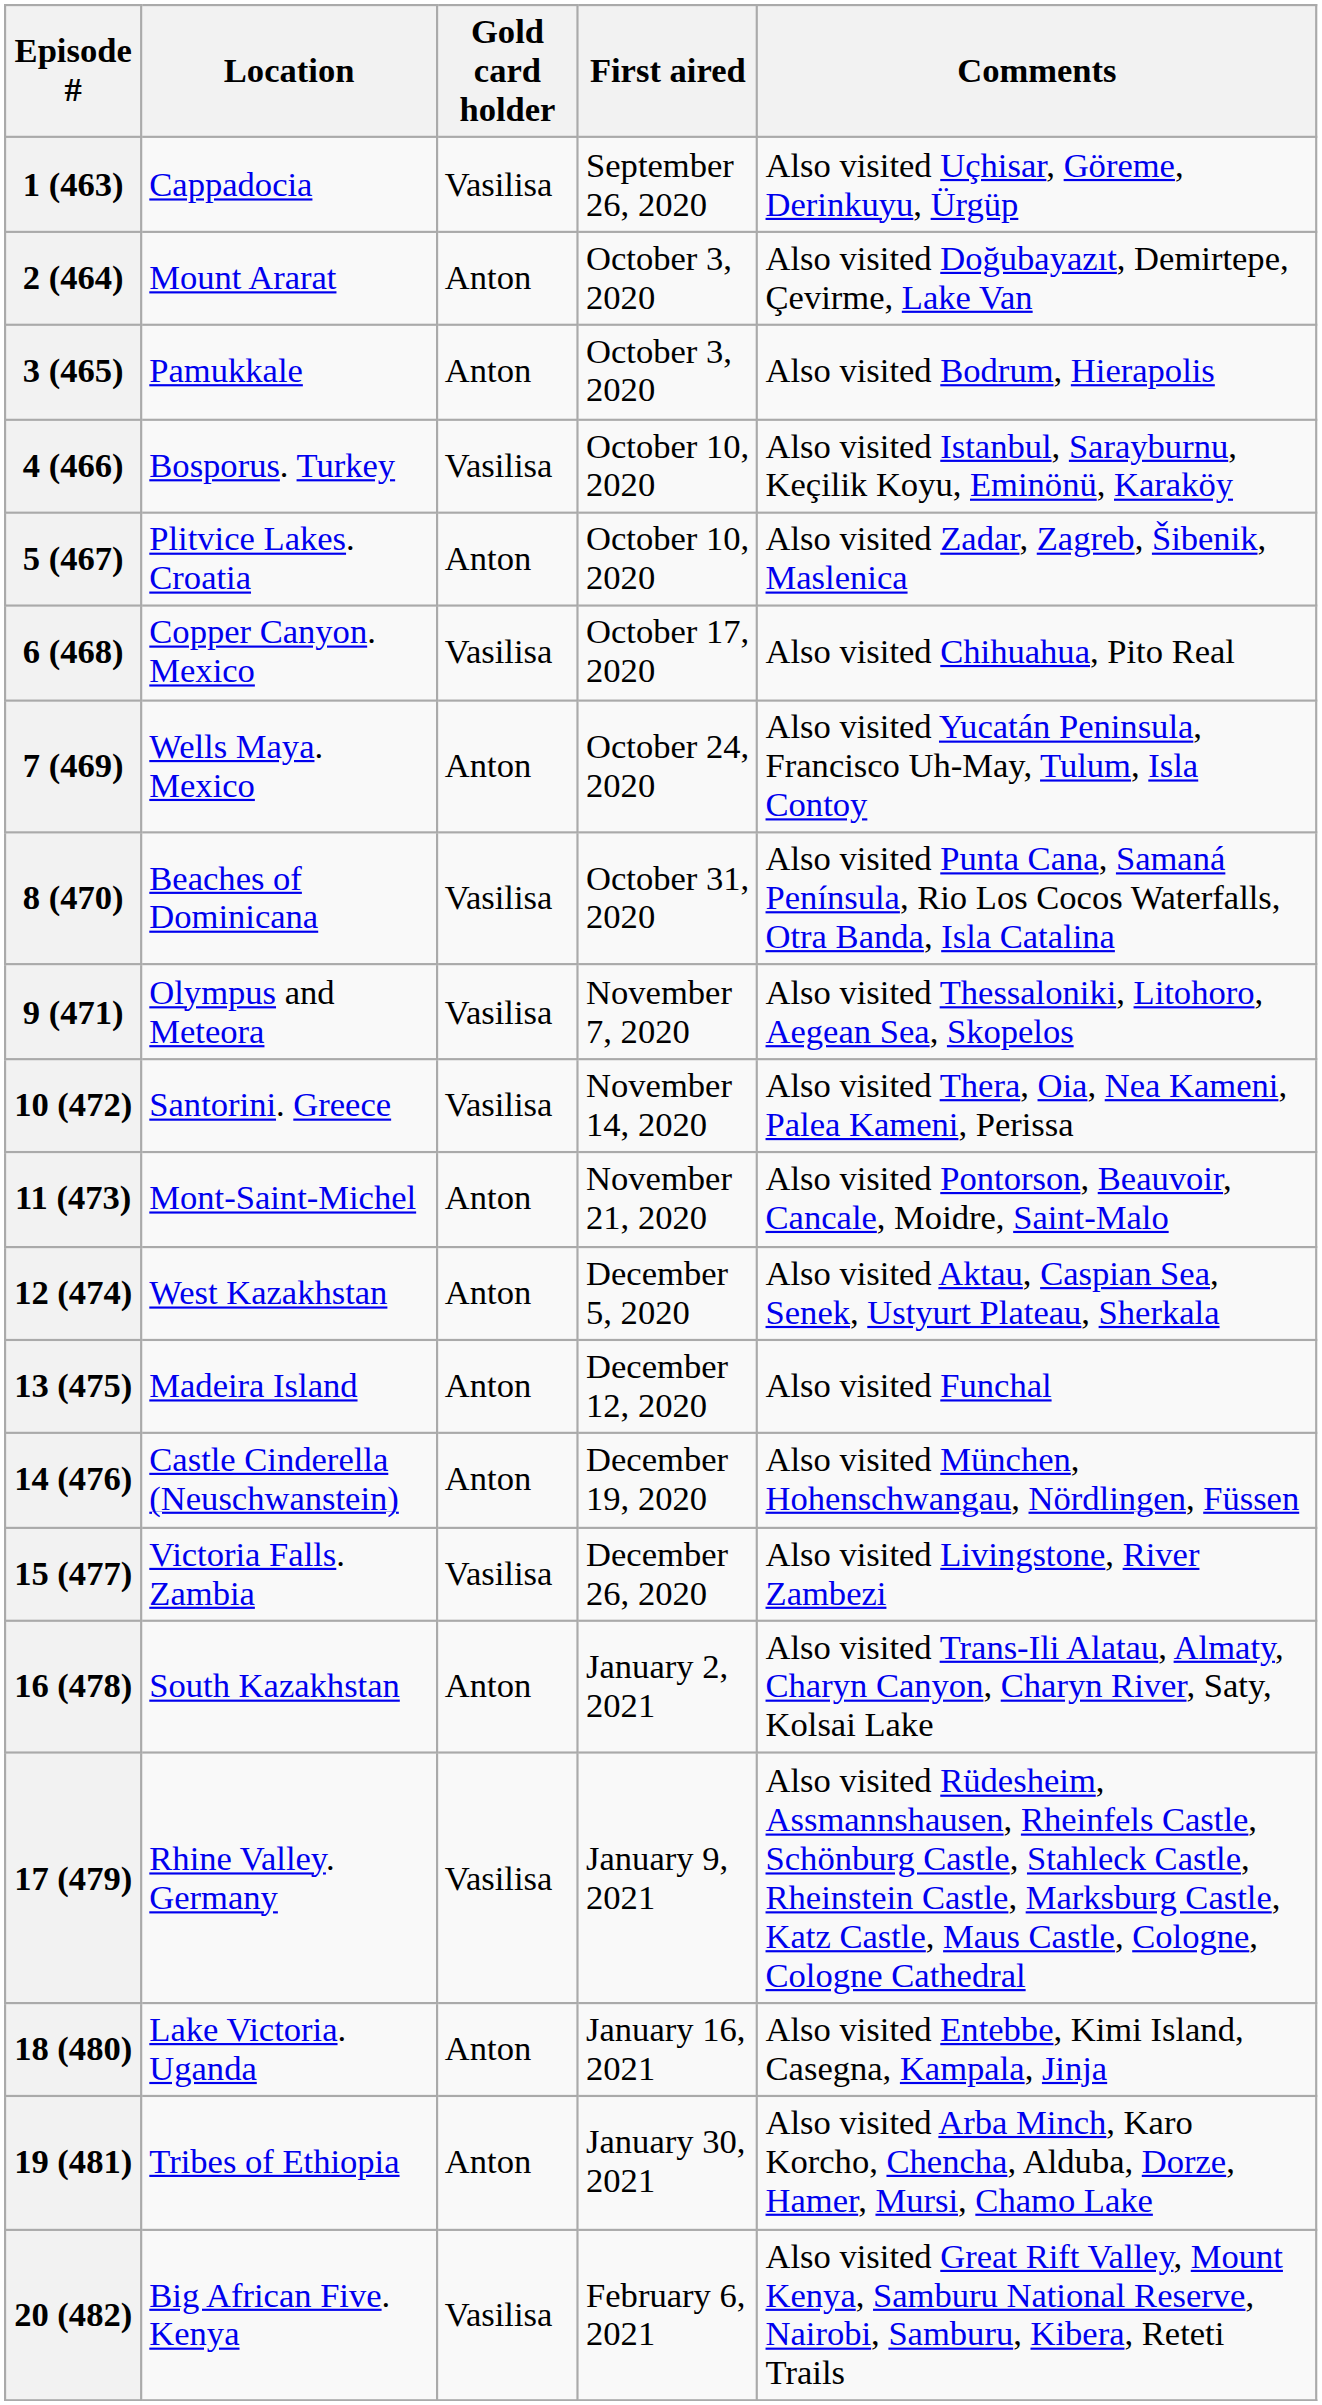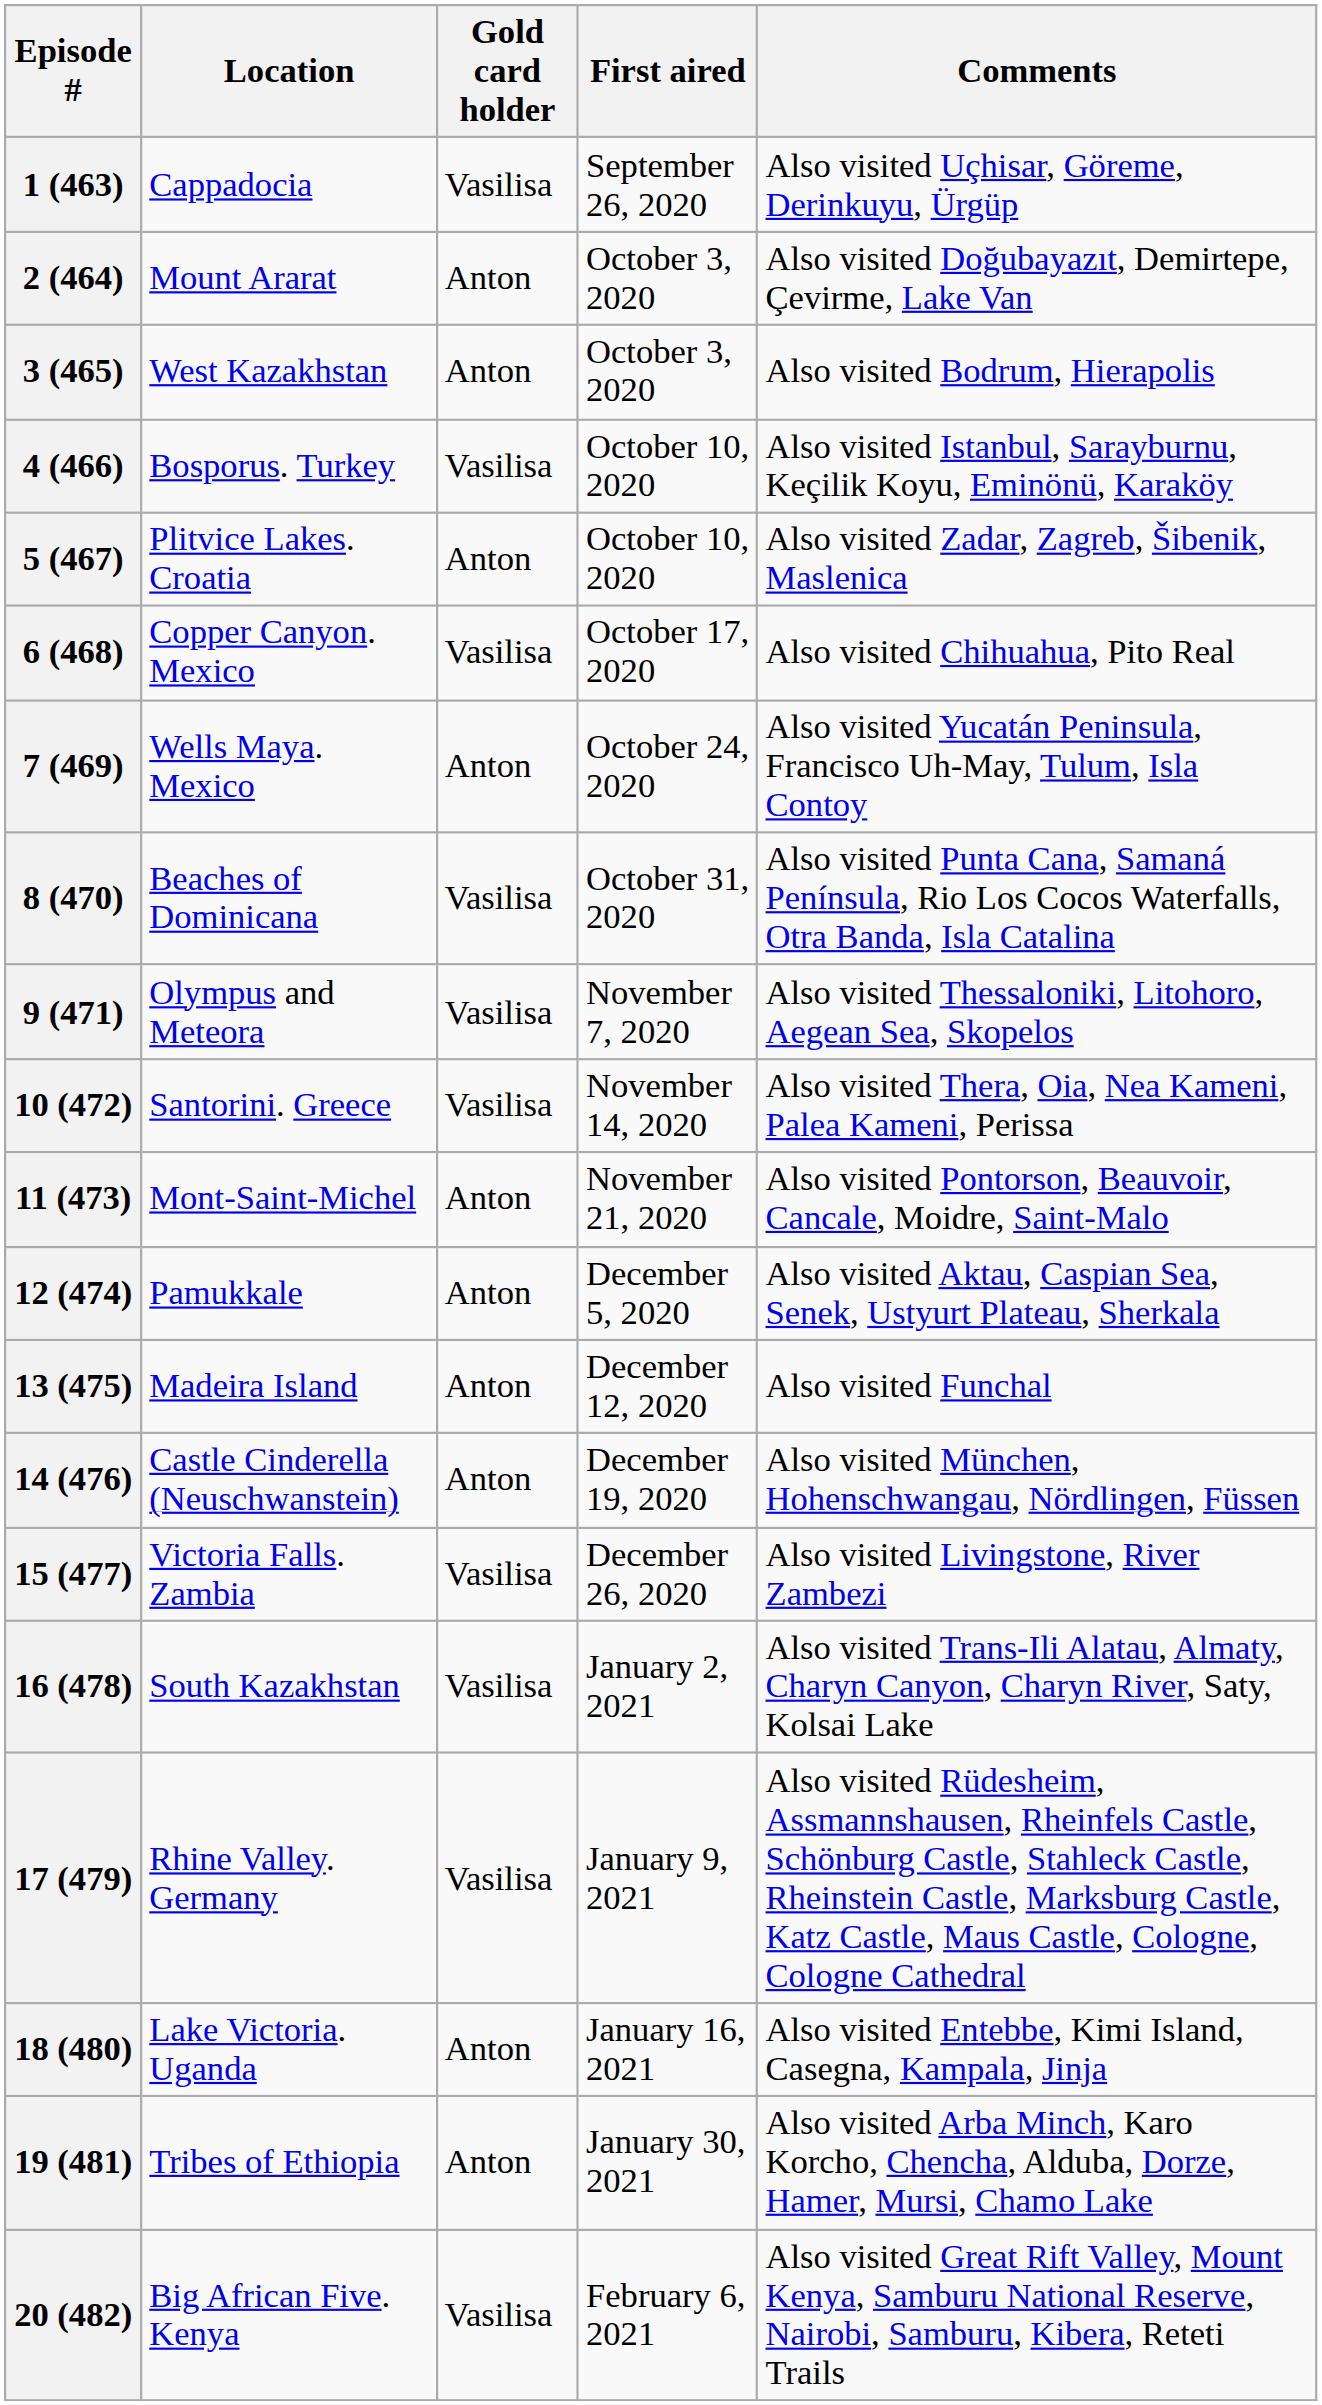(226, 371) Pamukkale -> (268, 371) West Kazakhstan
(268, 1292) West Kazakhstan -> (226, 1292) Pamukkale
(488, 1686) Anton -> (499, 1686) Vasilisa
